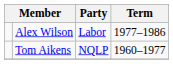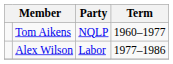rows swapped: (43, 50) <-> (44, 31)
